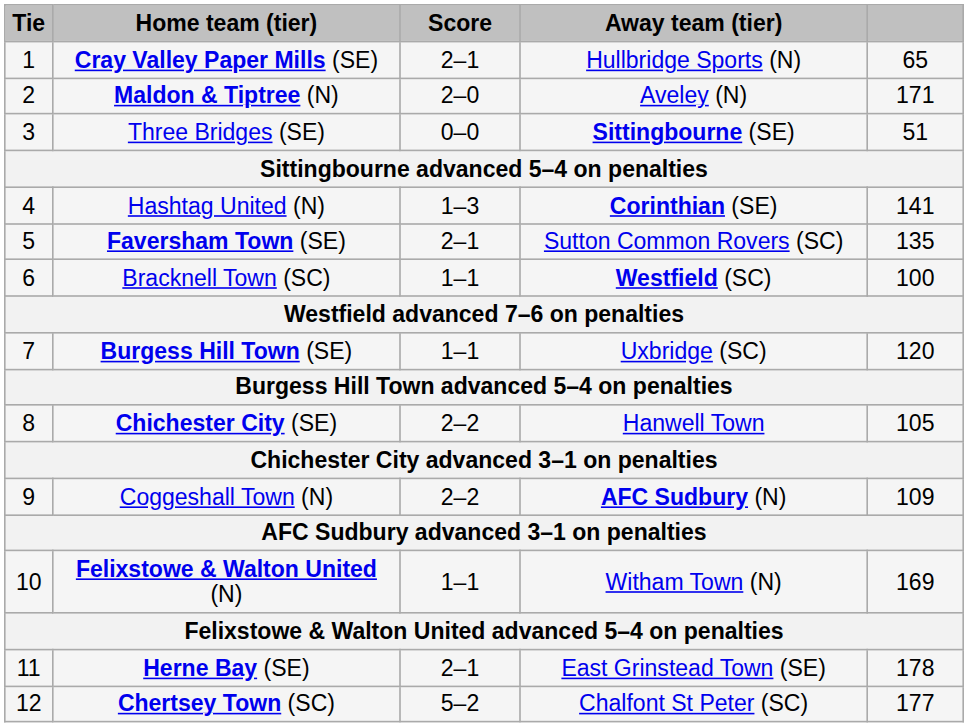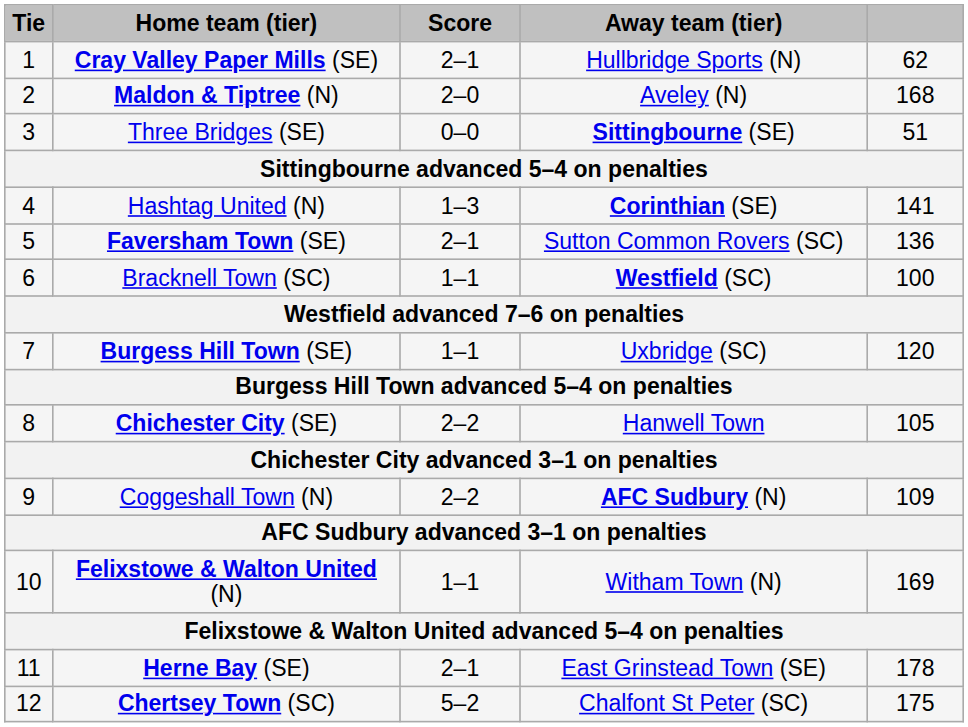(915, 60) 65 -> (915, 60) 62
(915, 96) 171 -> (915, 96) 168
(915, 242) 135 -> (915, 242) 136
(915, 704) 177 -> (915, 704) 175
